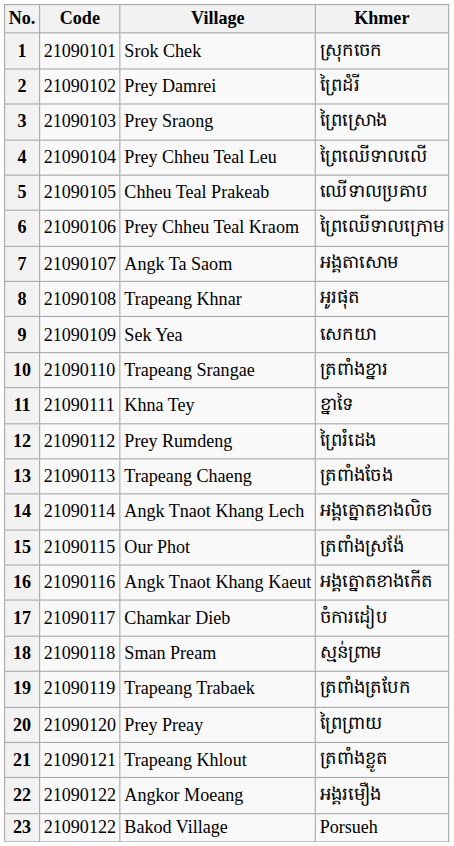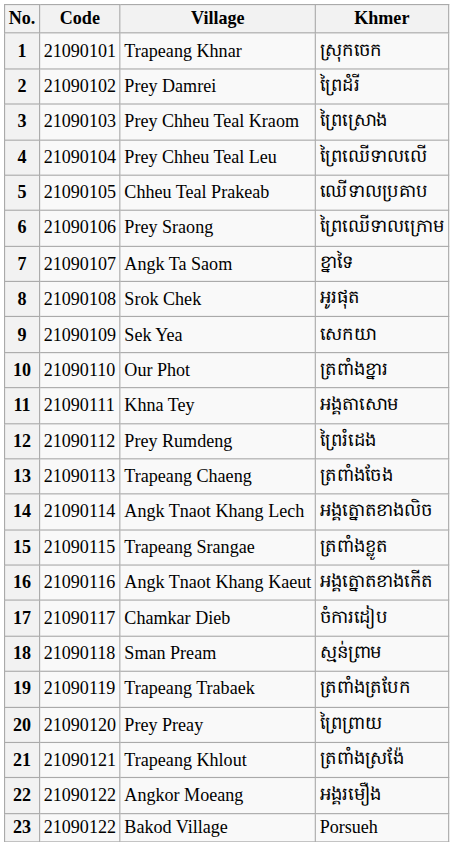(163, 50) Srok Chek -> (183, 50) Trapeang Khnar
(169, 121) Prey Sraong -> (212, 121) Prey Chheu Teal Kraom
(212, 228) Prey Chheu Teal Kraom -> (169, 228) Prey Sraong
(359, 262) អង្គតាសោម -> (337, 262) ខ្នាទៃ
(183, 299) Trapeang Khnar -> (163, 299) Srok Chek
(190, 369) Trapeang Srangae -> (157, 369) Our Phot
(337, 404) ខ្នាទៃ -> (359, 404) អង្គតាសោម
(157, 547) Our Phot -> (190, 547) Trapeang Srangae
(362, 546) ត្រពាំងស្រង៉ែ -> (354, 546) ត្រពាំងខ្លូត
(354, 758) ត្រពាំងខ្លូត -> (362, 758) ត្រពាំងស្រង៉ែ
